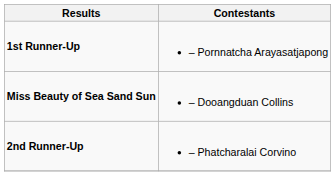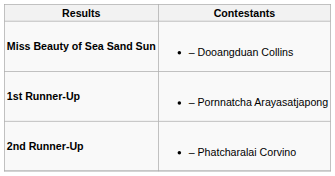rows swapped: (81, 96) <-> (43, 46)
